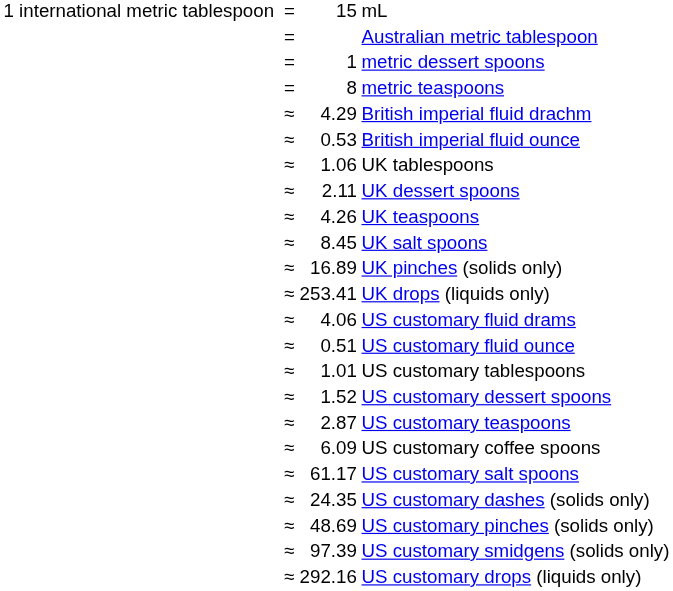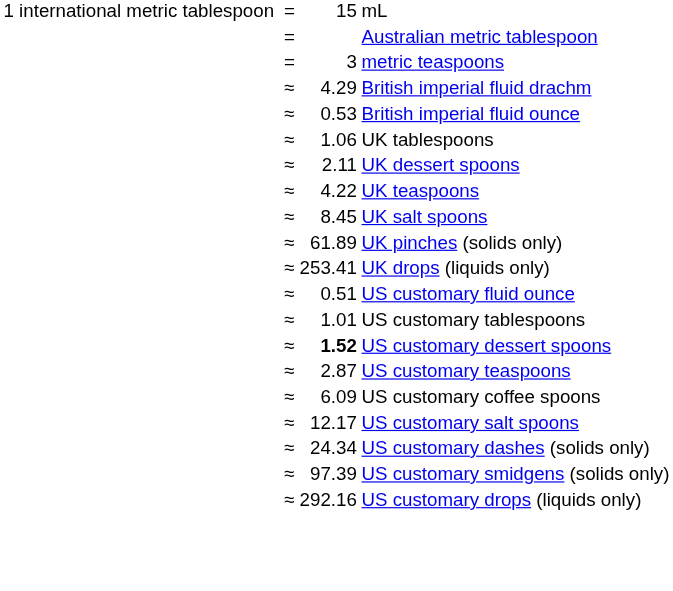- row: (453, 62)
(352, 88) 8 -> (352, 62) 3
(339, 216) 4.26 -> (339, 191) 4.22
(333, 268) 16.89 -> (333, 242) 61.89
- row: (469, 319)
(339, 397) normal -> (339, 345) bold
(333, 474) 61.17 -> (333, 422) 12.17
(333, 500) 24.35 -> (333, 448) 24.34
- row: (508, 525)
